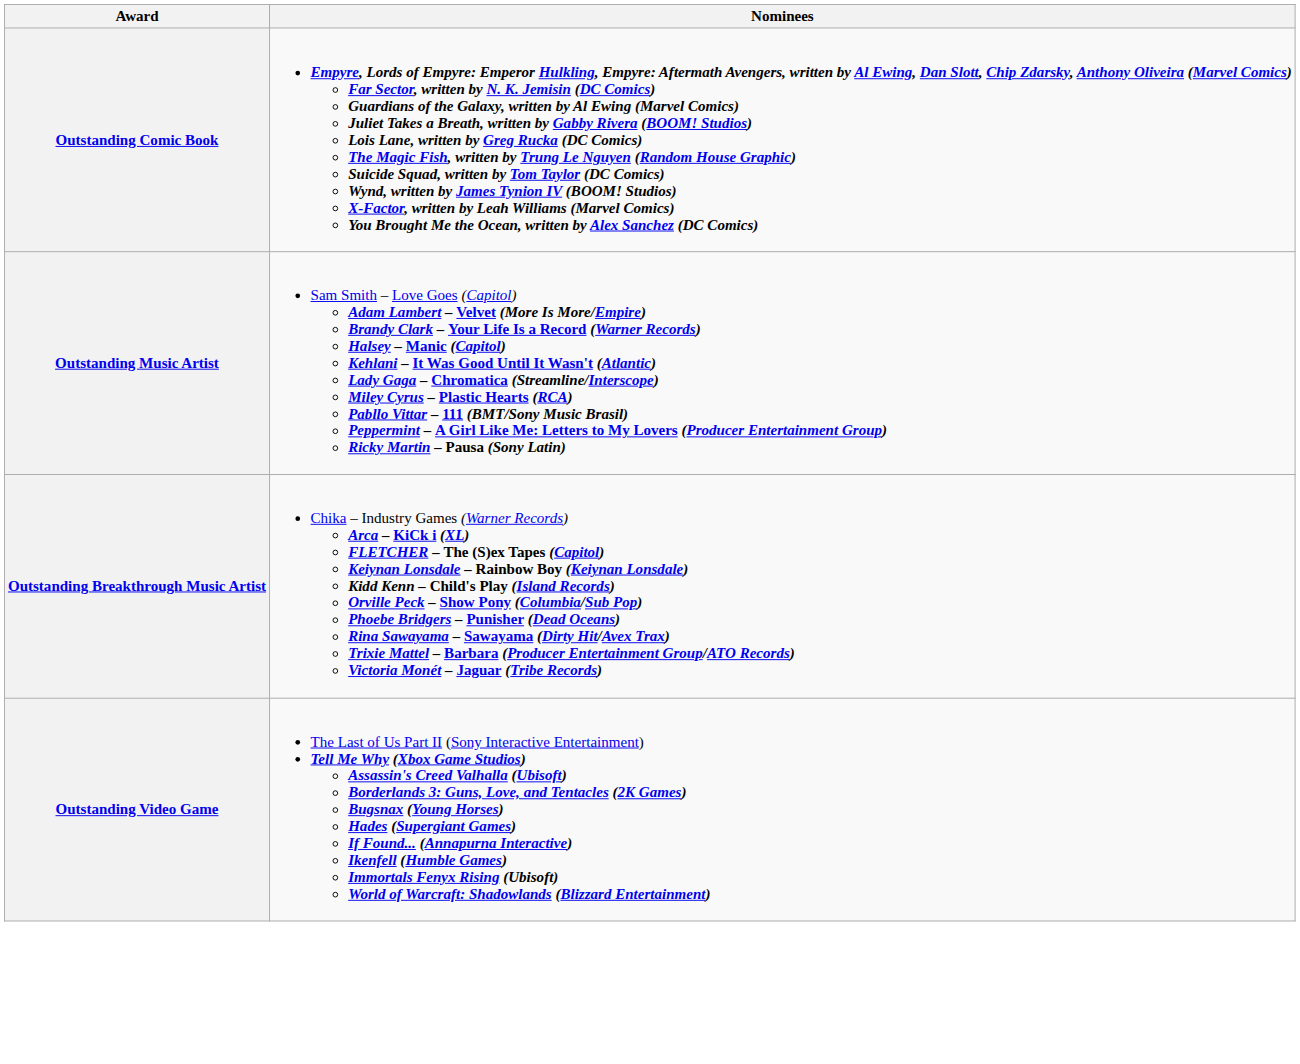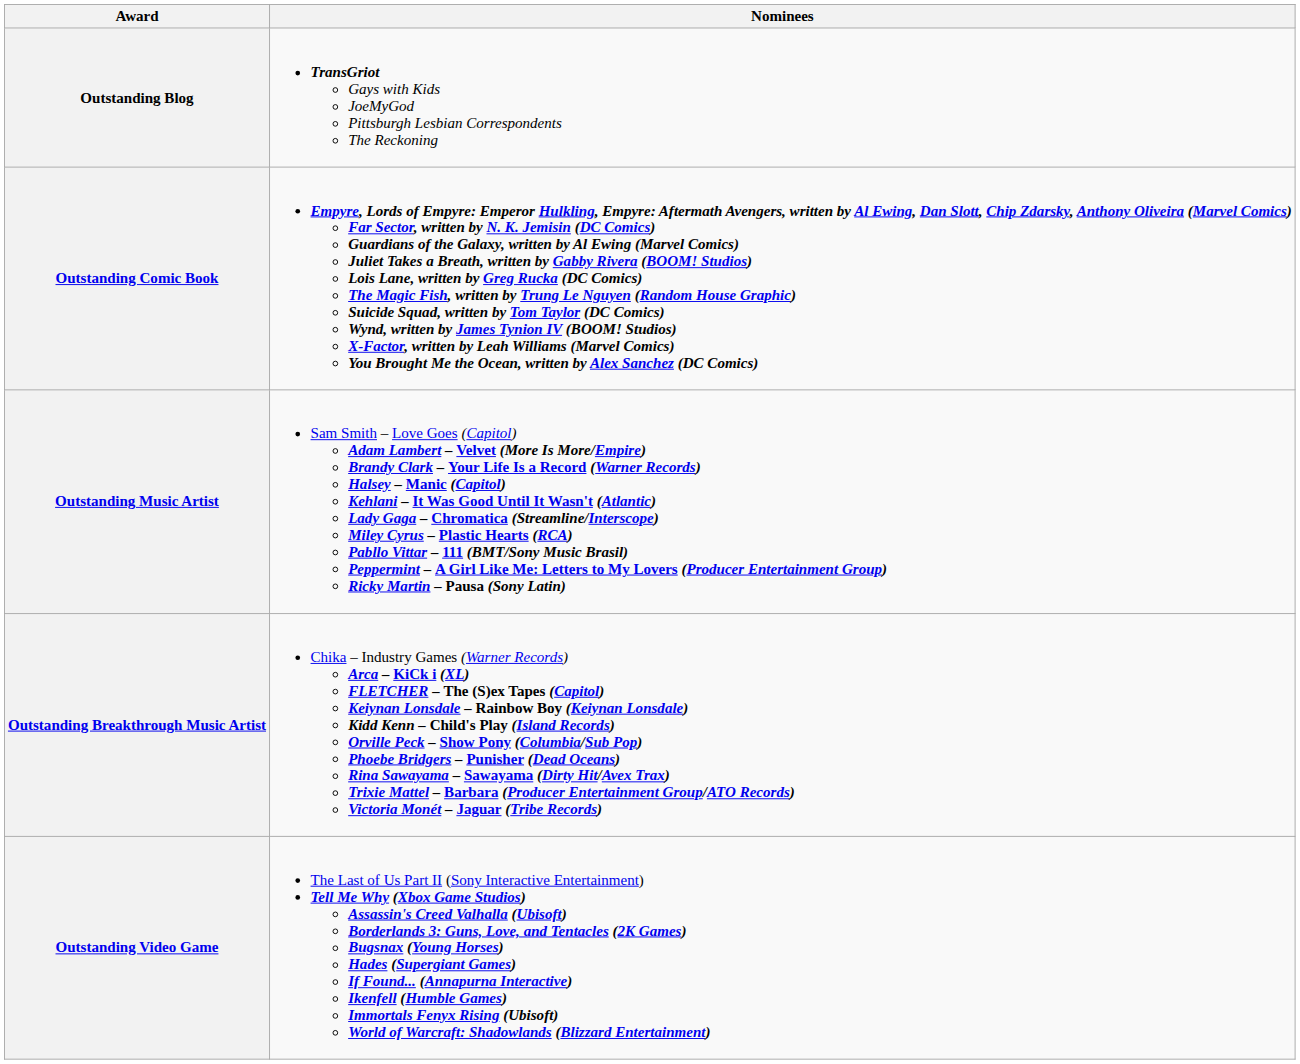+ row: (137, 97)
